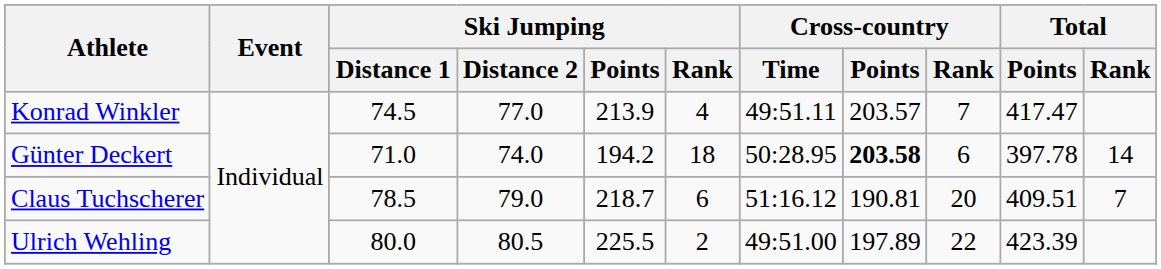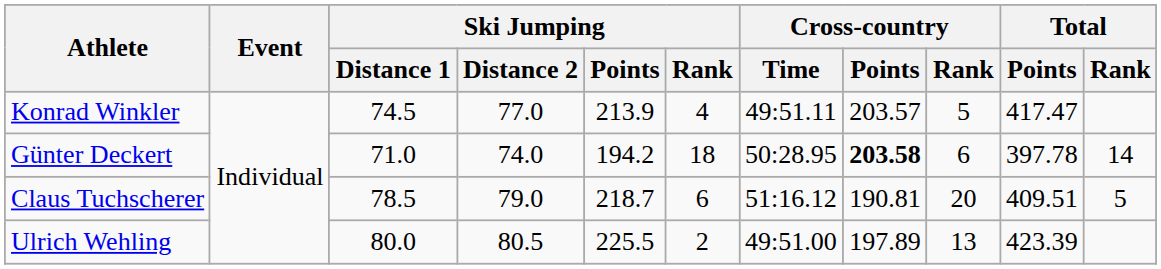(963, 112) 7 -> (963, 112) 5
(1120, 198) 7 -> (1120, 198) 5
(963, 241) 22 -> (963, 241) 13
